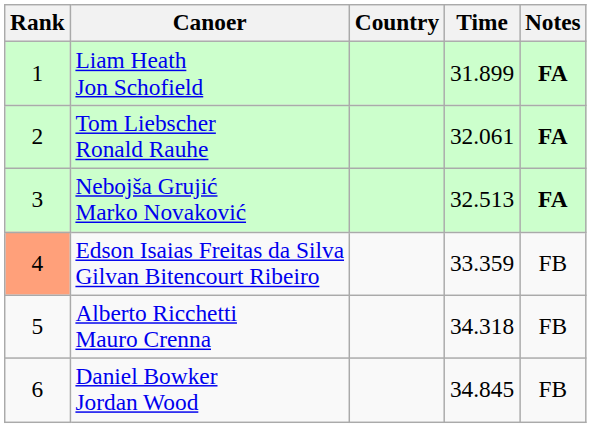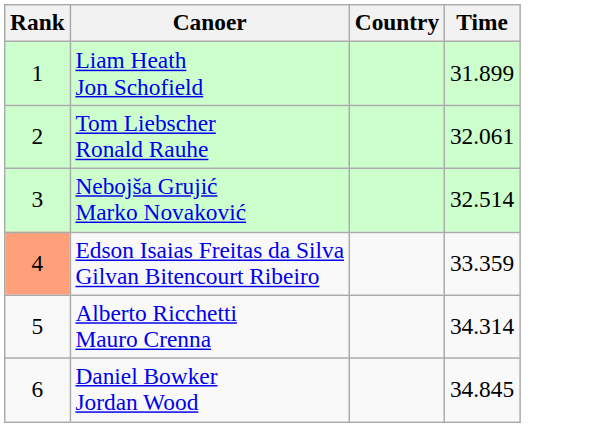- column: (553, 23)
(482, 199) 32.513 -> (482, 199) 32.514
(482, 326) 34.318 -> (482, 326) 34.314
